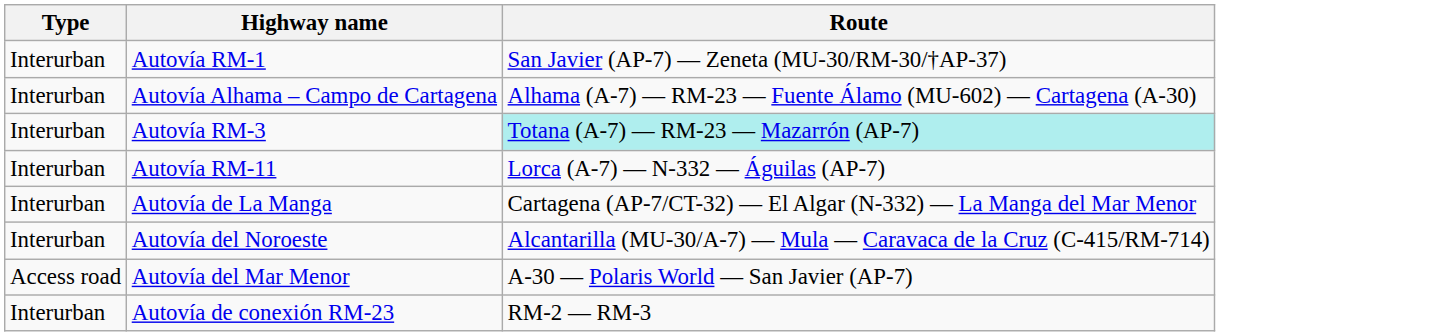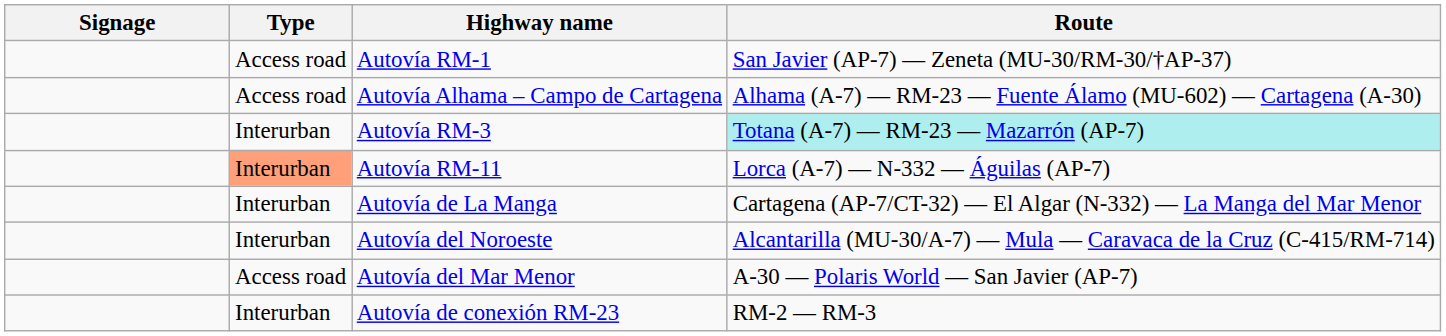+ column: (117, 22)
(58, 58) Interurban -> (291, 58) Access road
(58, 95) Interurban -> (291, 95) Access road
(58, 167) no background -> (283, 167) lightsalmon background
